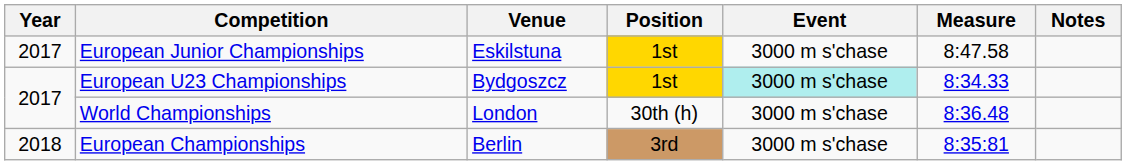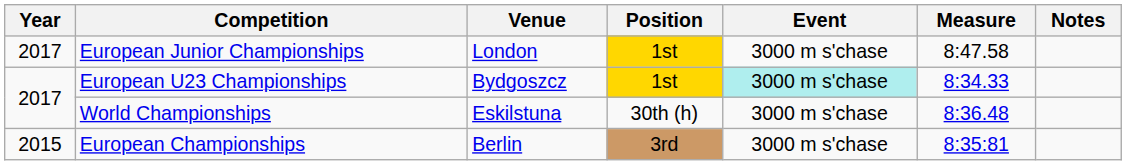(517, 51) Eskilstuna -> (505, 51) London
(505, 113) London -> (517, 113) Eskilstuna
(40, 144) 2018 -> (40, 144) 2015
